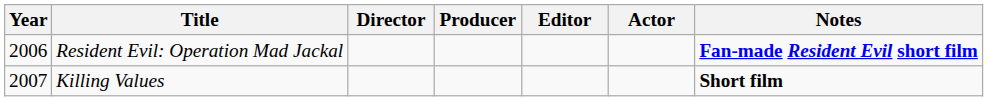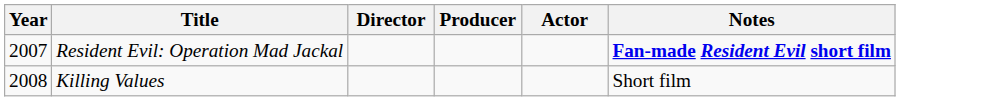- column: (565, 19)
(28, 50) 2006 -> (28, 50) 2007
(28, 80) 2007 -> (28, 80) 2008
(741, 80) bold -> (652, 80) normal
